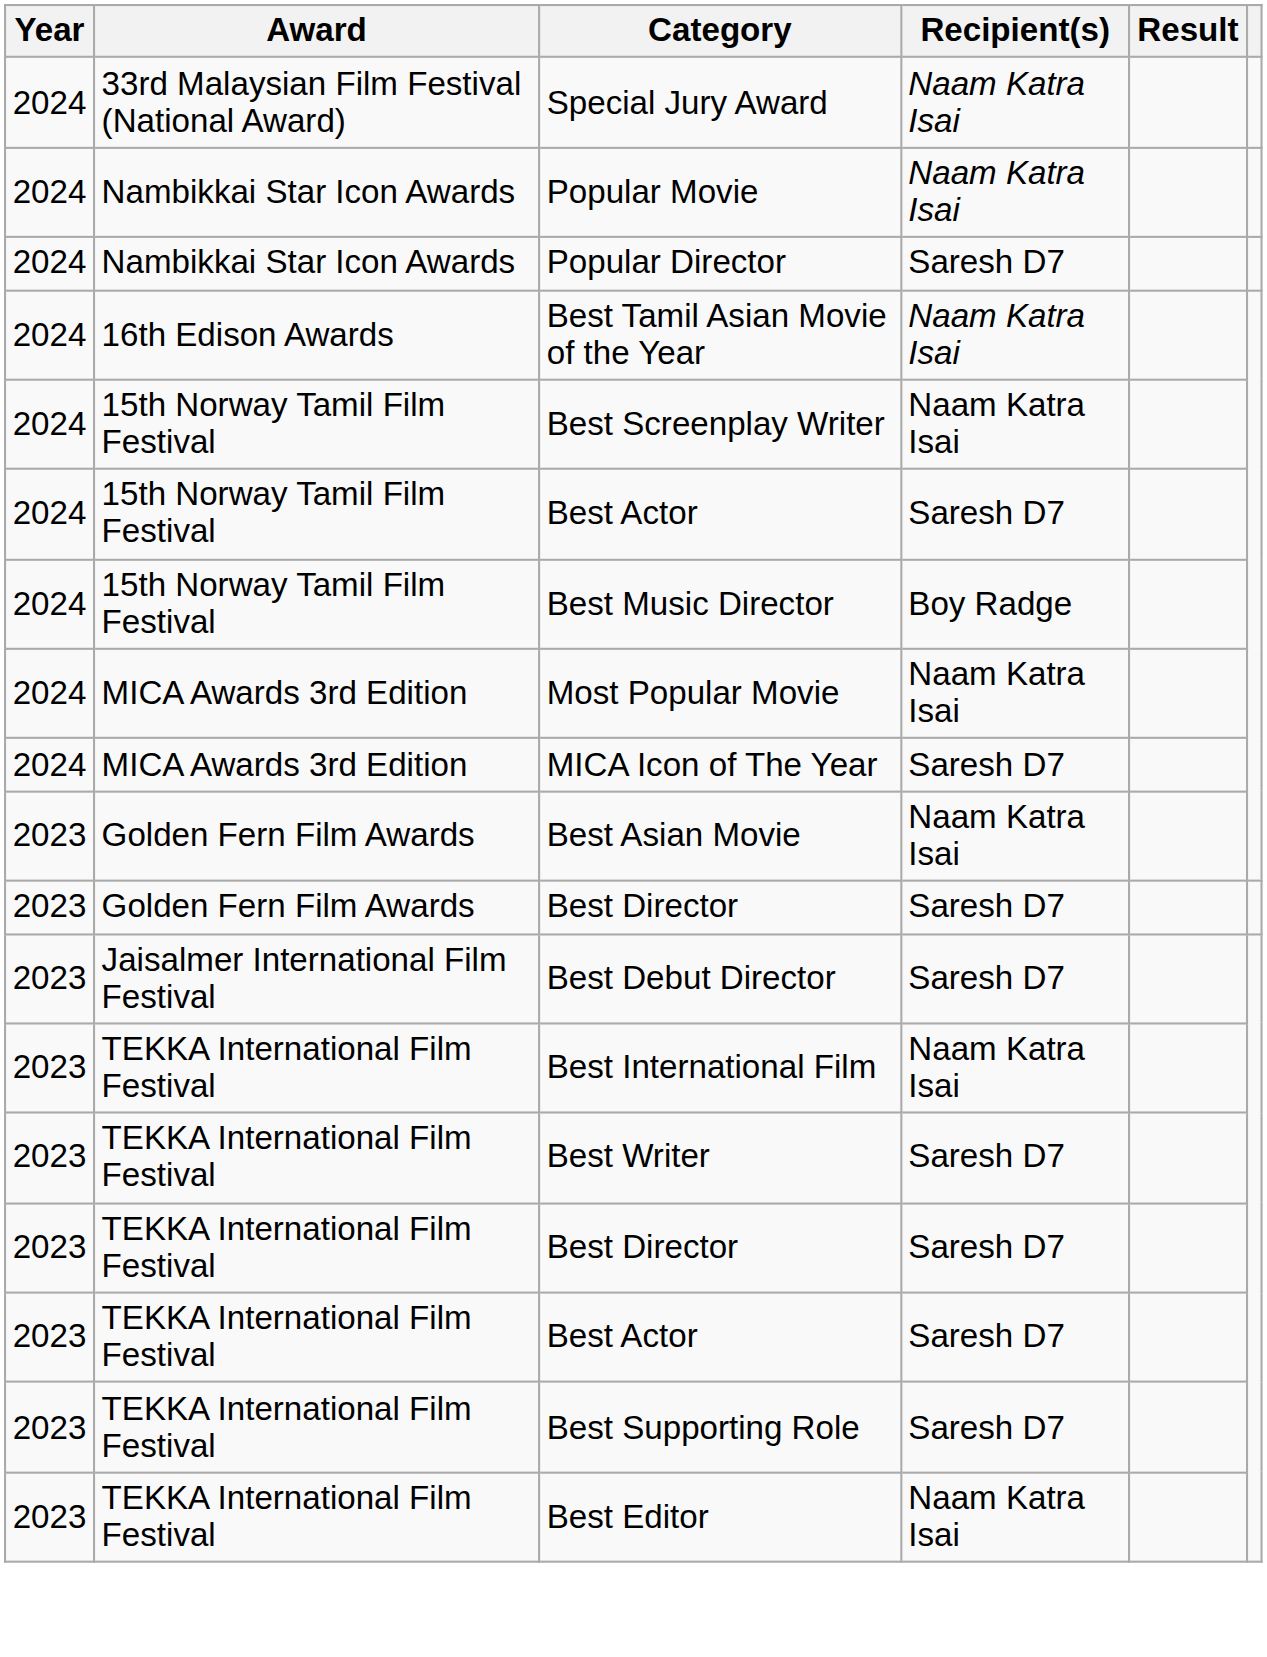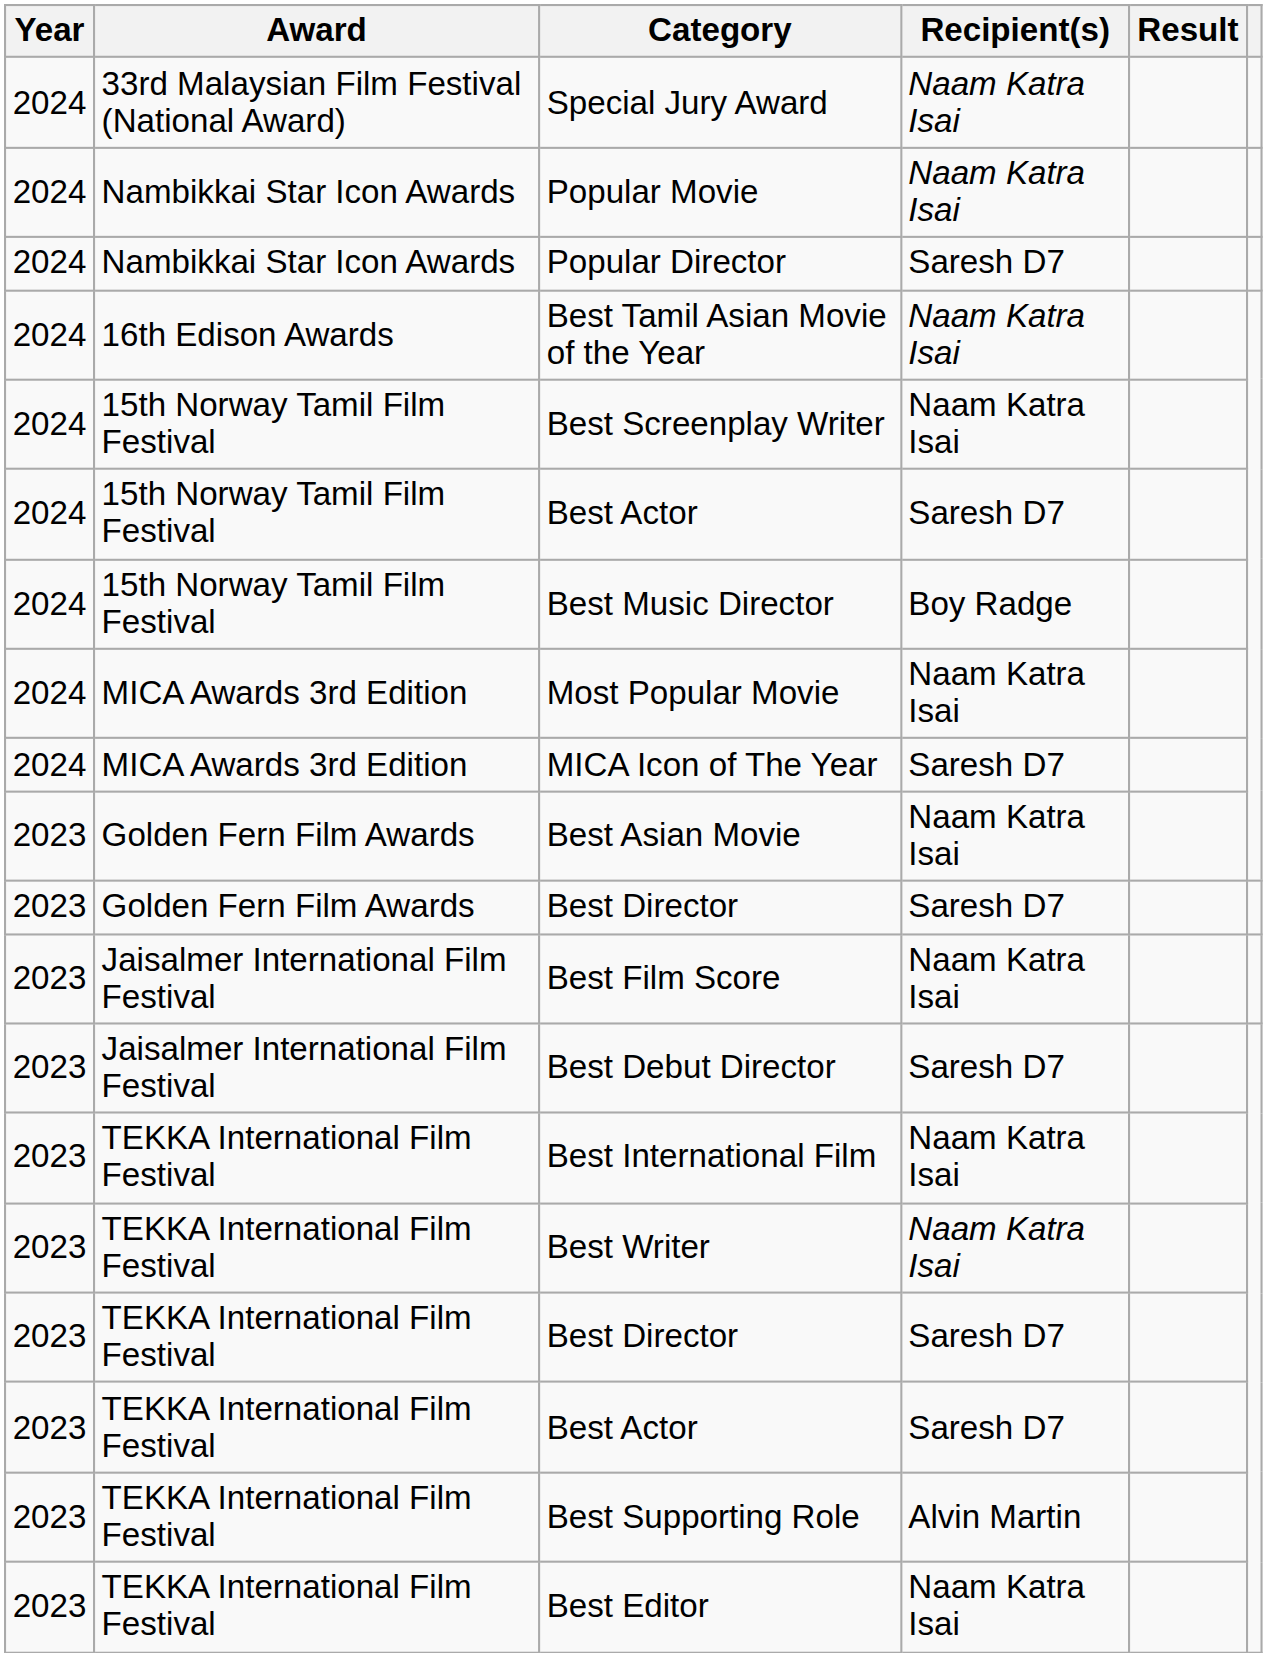+ row: (304, 977)
(987, 1157) Saresh D7 -> (997, 1247) Naam Katra Isai
(987, 1426) Saresh D7 -> (995, 1516) Alvin Martin
